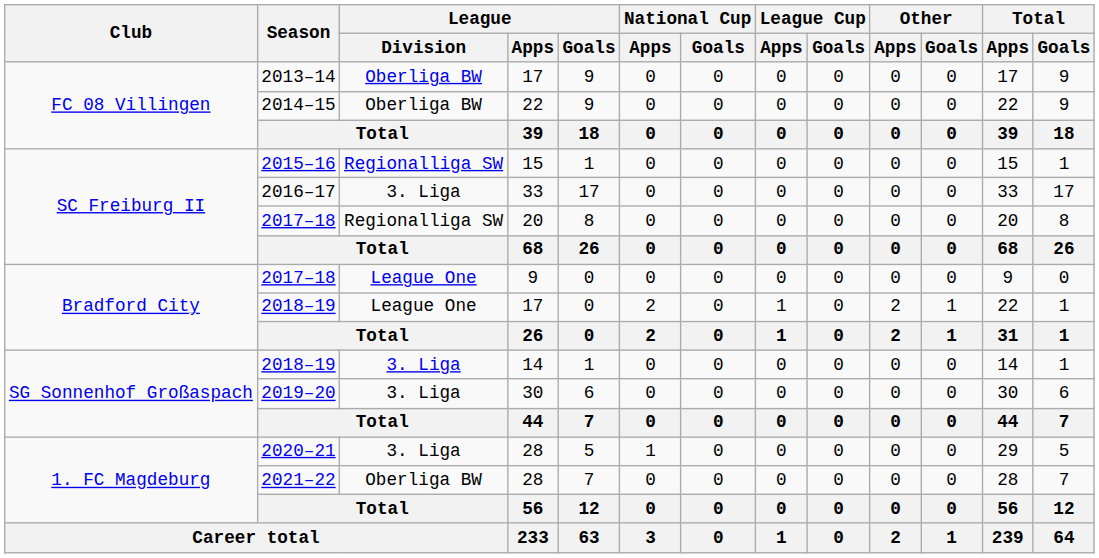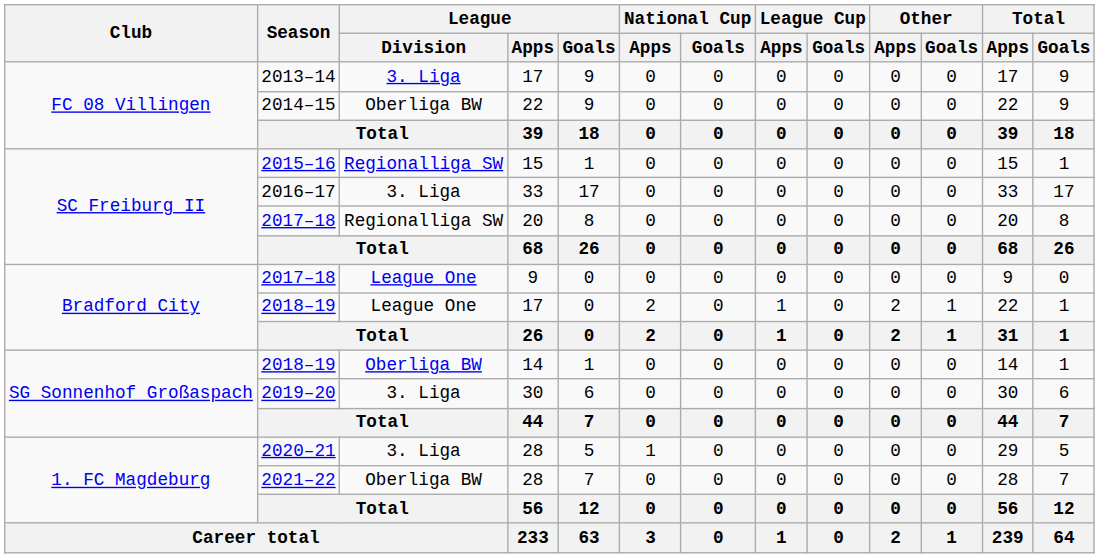(424, 77) Oberliga BW -> (424, 77) 3. Liga
(424, 365) 3. Liga -> (424, 365) Oberliga BW
